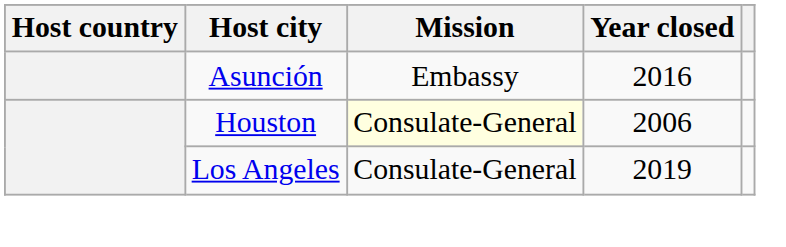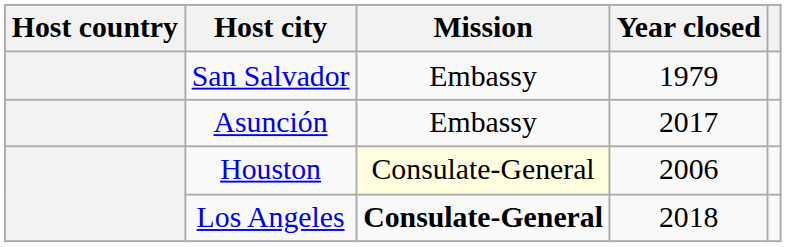+ row: (271, 75)
(662, 75) 2016 -> (689, 122) 2017
(465, 169) normal -> (483, 216) bold
(662, 169) 2019 -> (689, 216) 2018
